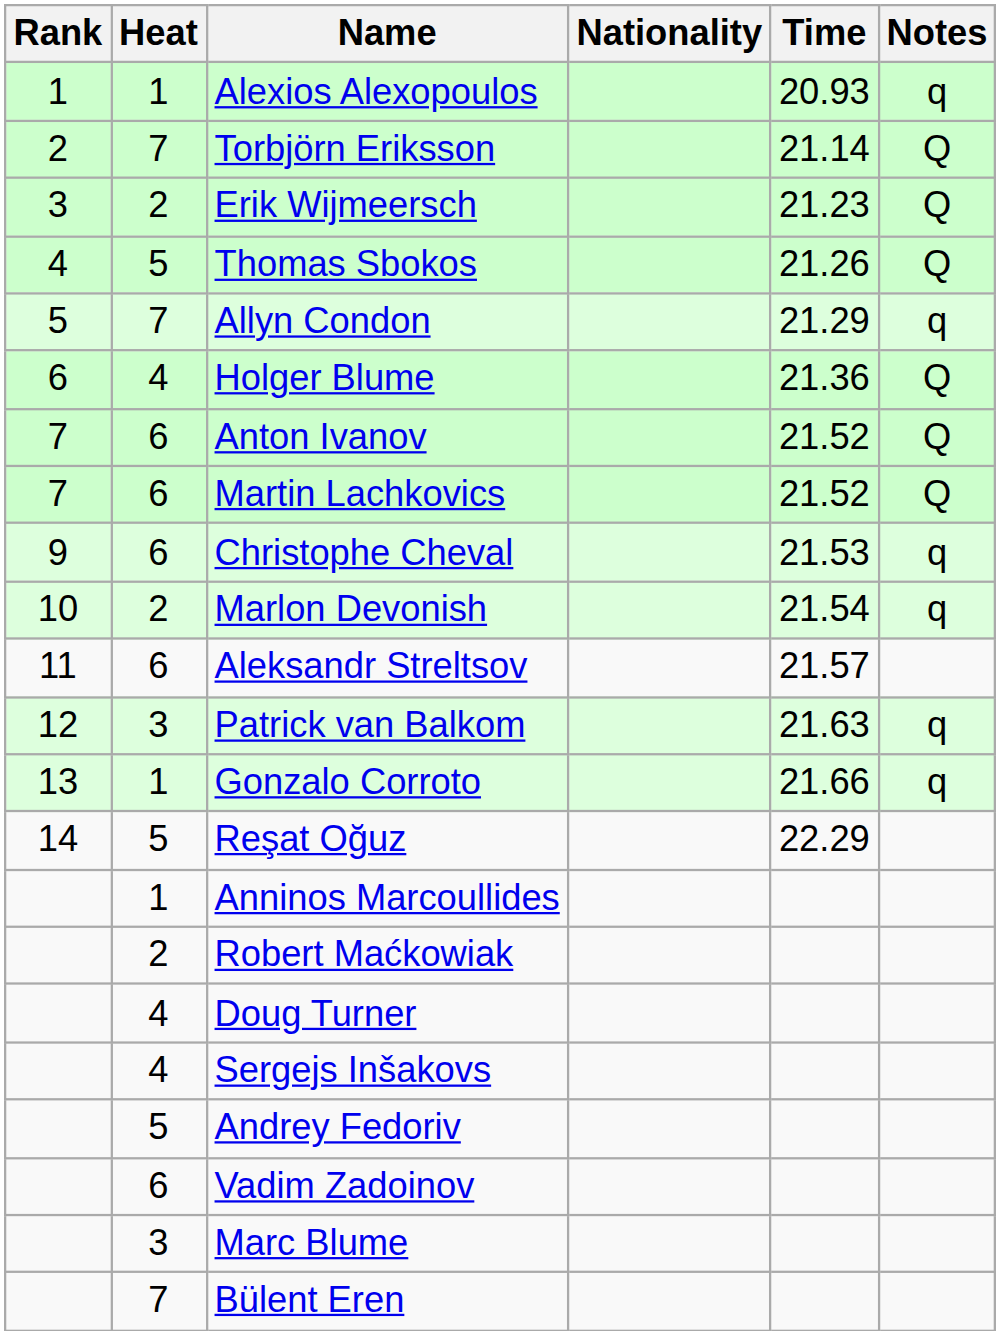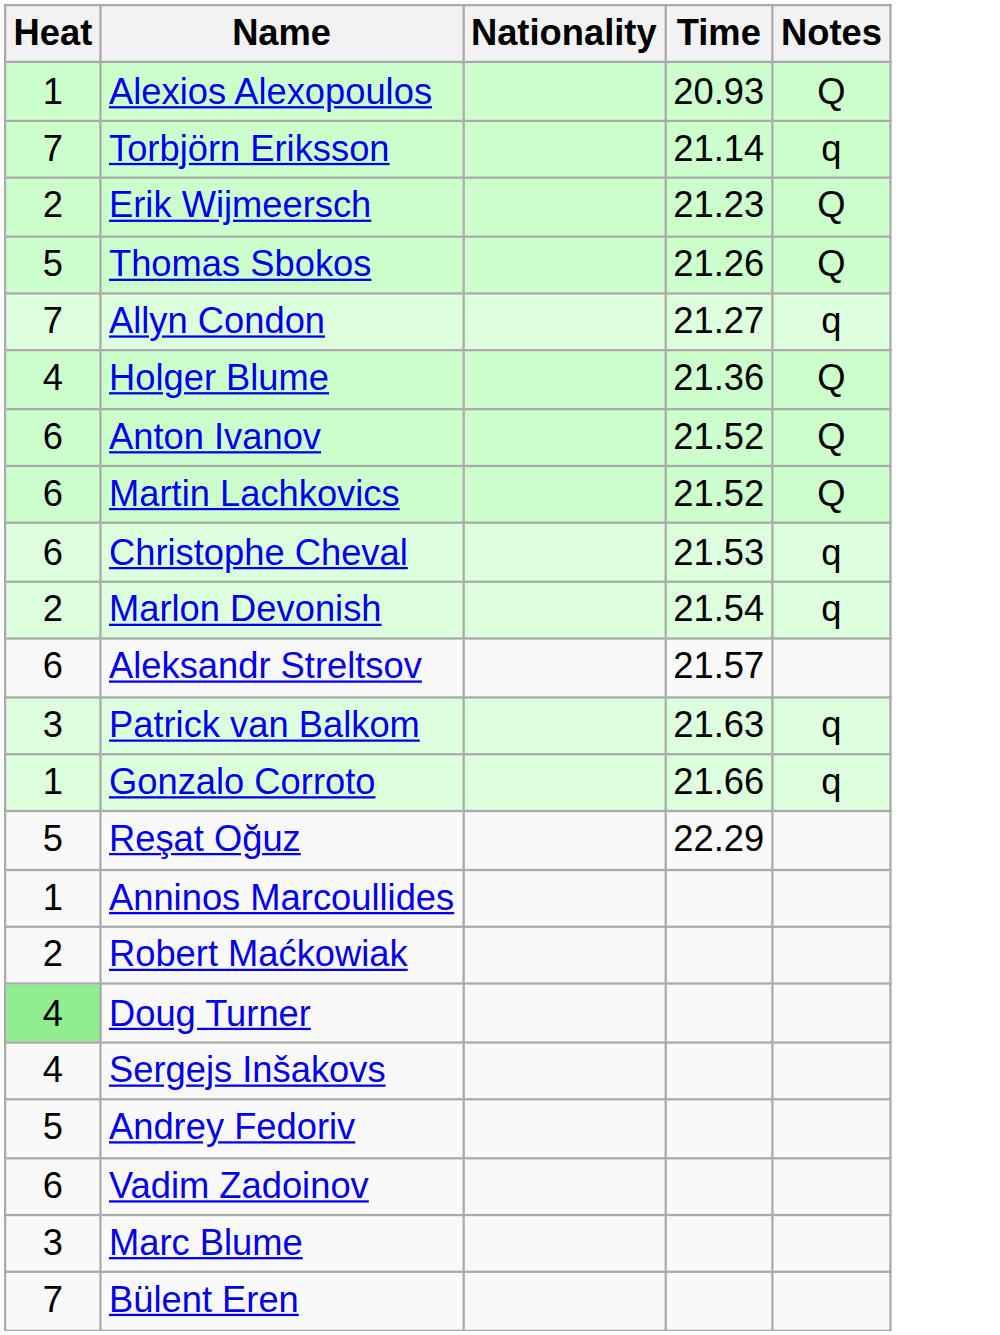- column: (58, 33)
(937, 90) q -> (831, 90) Q
(937, 148) Q -> (831, 148) q
(824, 321) 21.29 -> (719, 321) 21.27
(158, 1012) no background -> (53, 1012) lightgreen background
